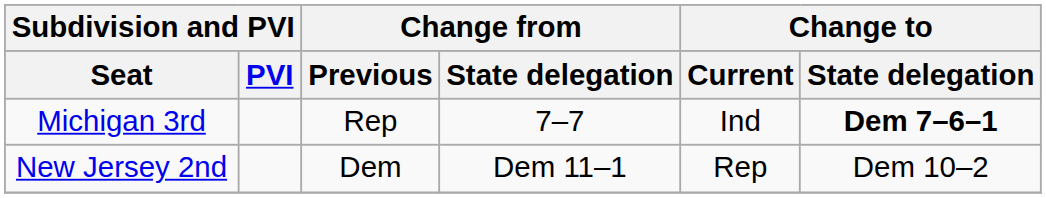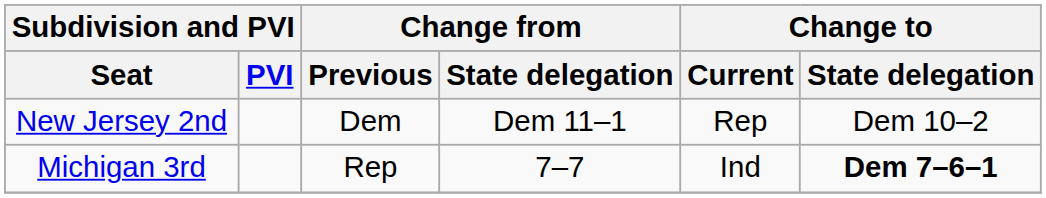rows swapped: (122, 121) <-> (122, 167)
